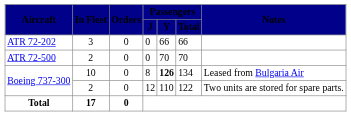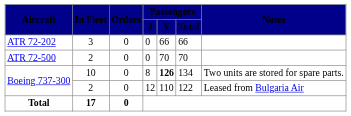(254, 73) Leased from Bulgaria Air -> (274, 73) Two units are stored for spare parts.
(274, 88) Two units are stored for spare parts. -> (254, 88) Leased from Bulgaria Air
